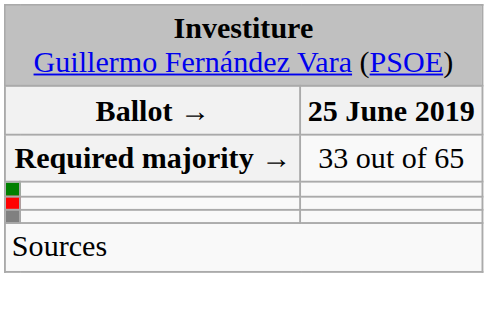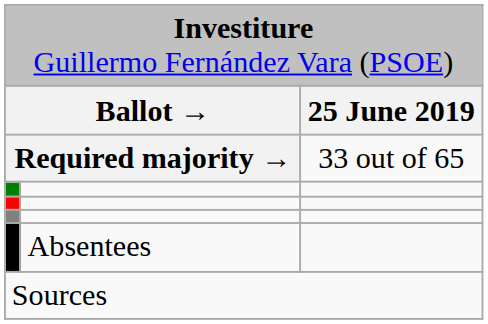+ row: (13, 247)
